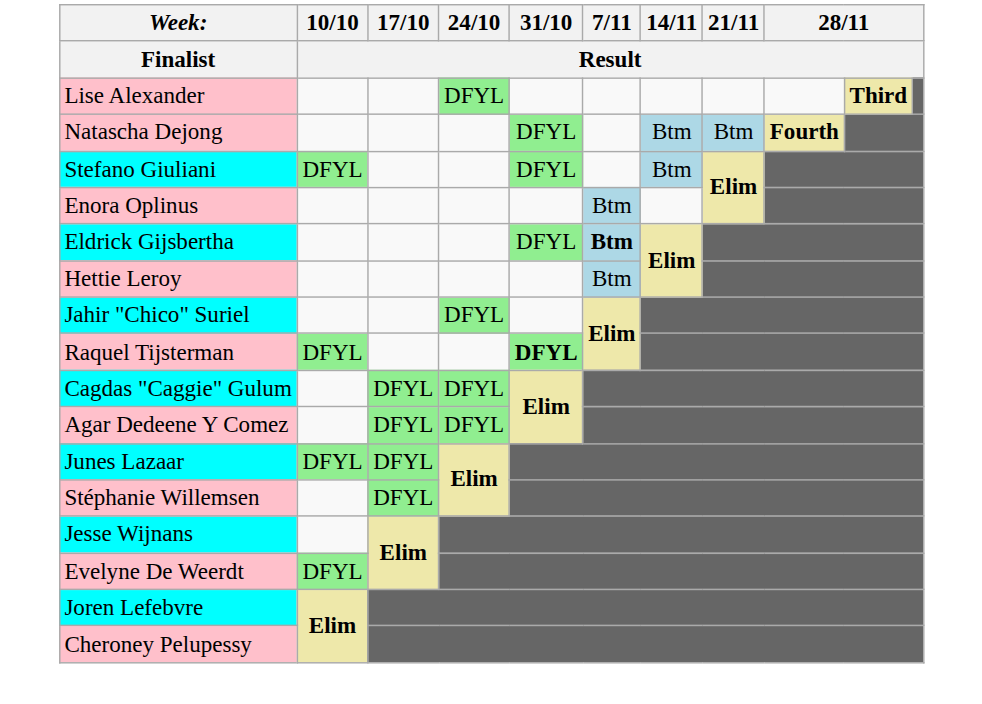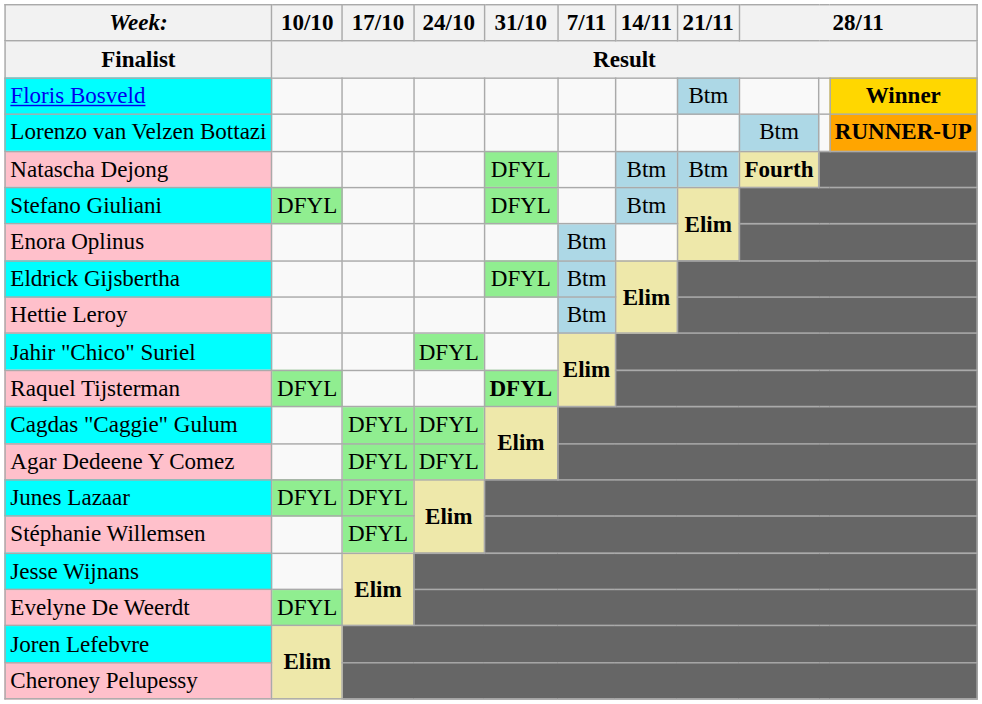+ row: (78, 95)
+ row: (138, 132)
- row: (134, 95)
(612, 242) bold -> (586, 278) normal
